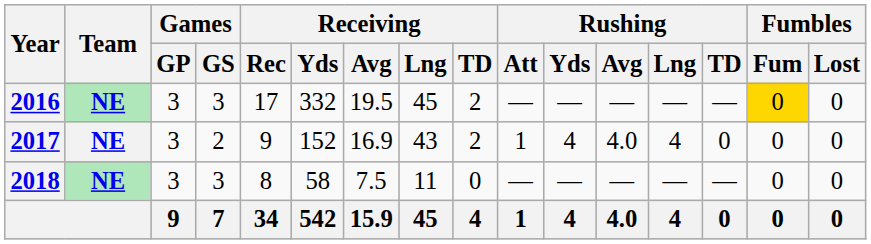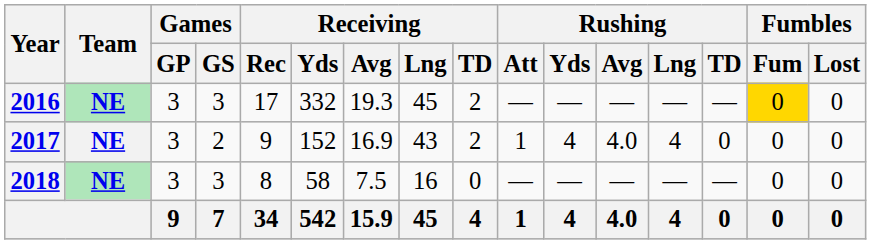(371, 102) 19.5 -> (371, 102) 19.3
(425, 180) 11 -> (425, 180) 16
